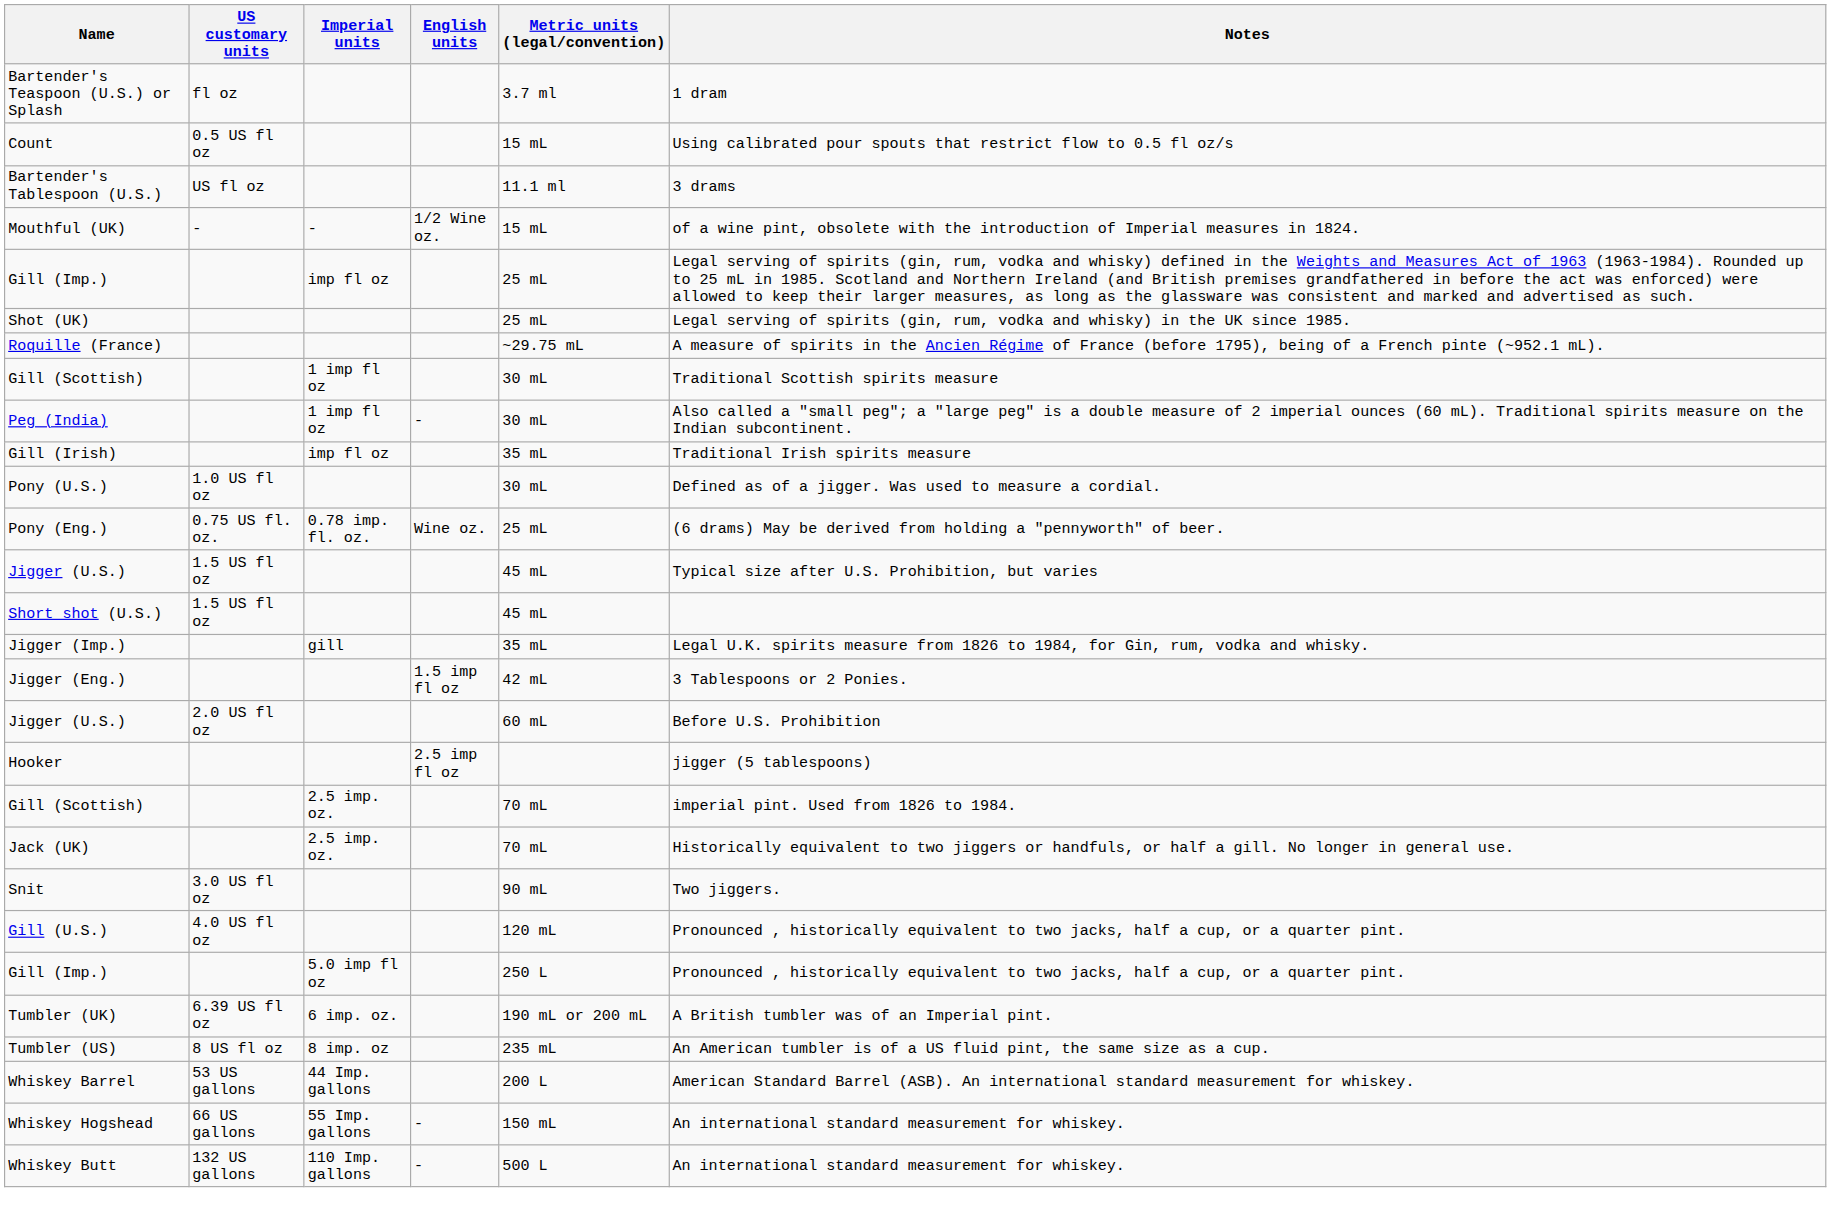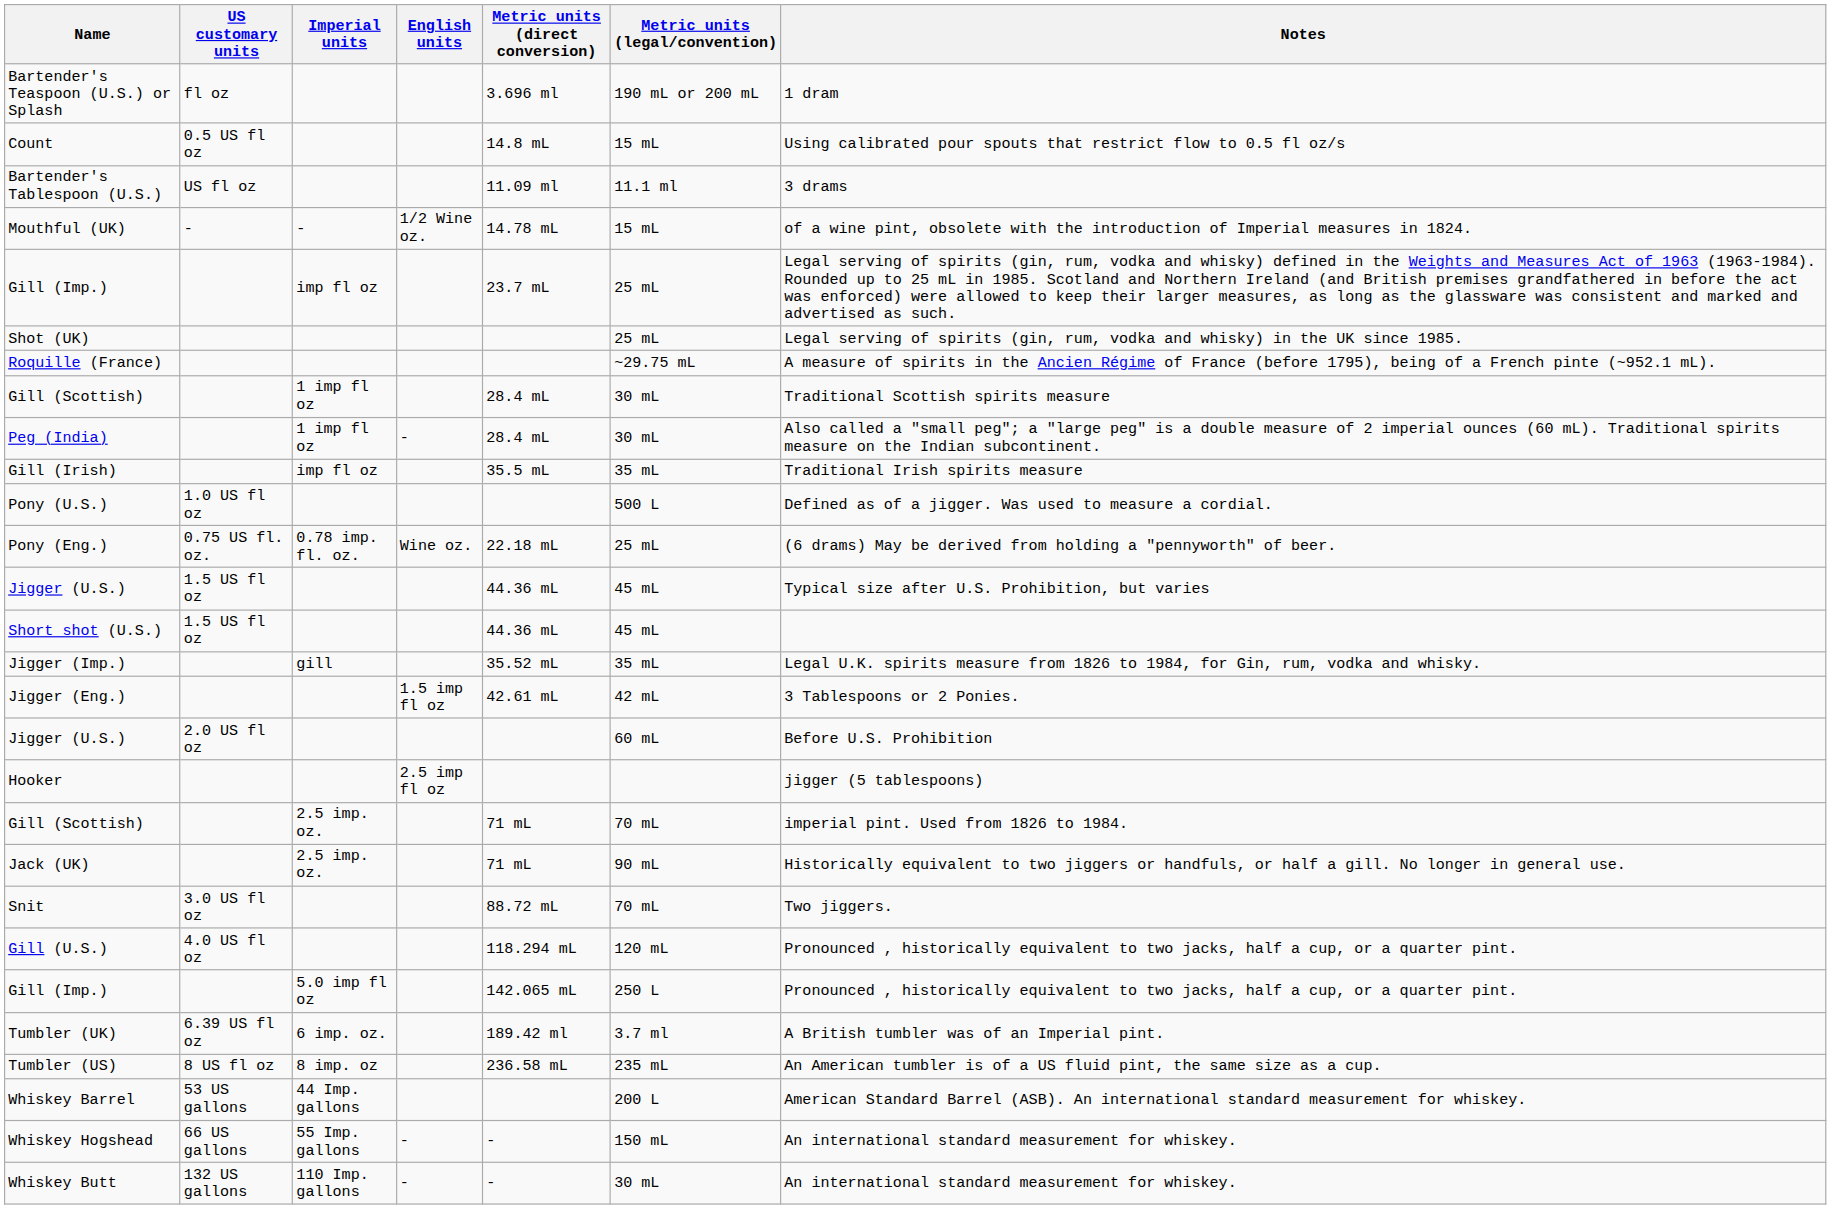+ column: (547, 34)
(529, 94) 3.7 ml -> (687, 94) 190 mL or 200 mL
(525, 487) 30 mL -> (637, 505) 500 L
(525, 848) 70 mL -> (637, 865) 90 mL
(525, 890) 90 mL -> (637, 907) 70 mL
(575, 1016) 190 mL or 200 mL -> (641, 1033) 3.7 ml
(525, 1166) 500 L -> (637, 1184) 30 mL
